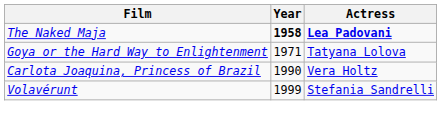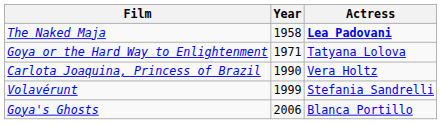(288, 33) bold -> (288, 33) normal
+ row: (53, 109)
